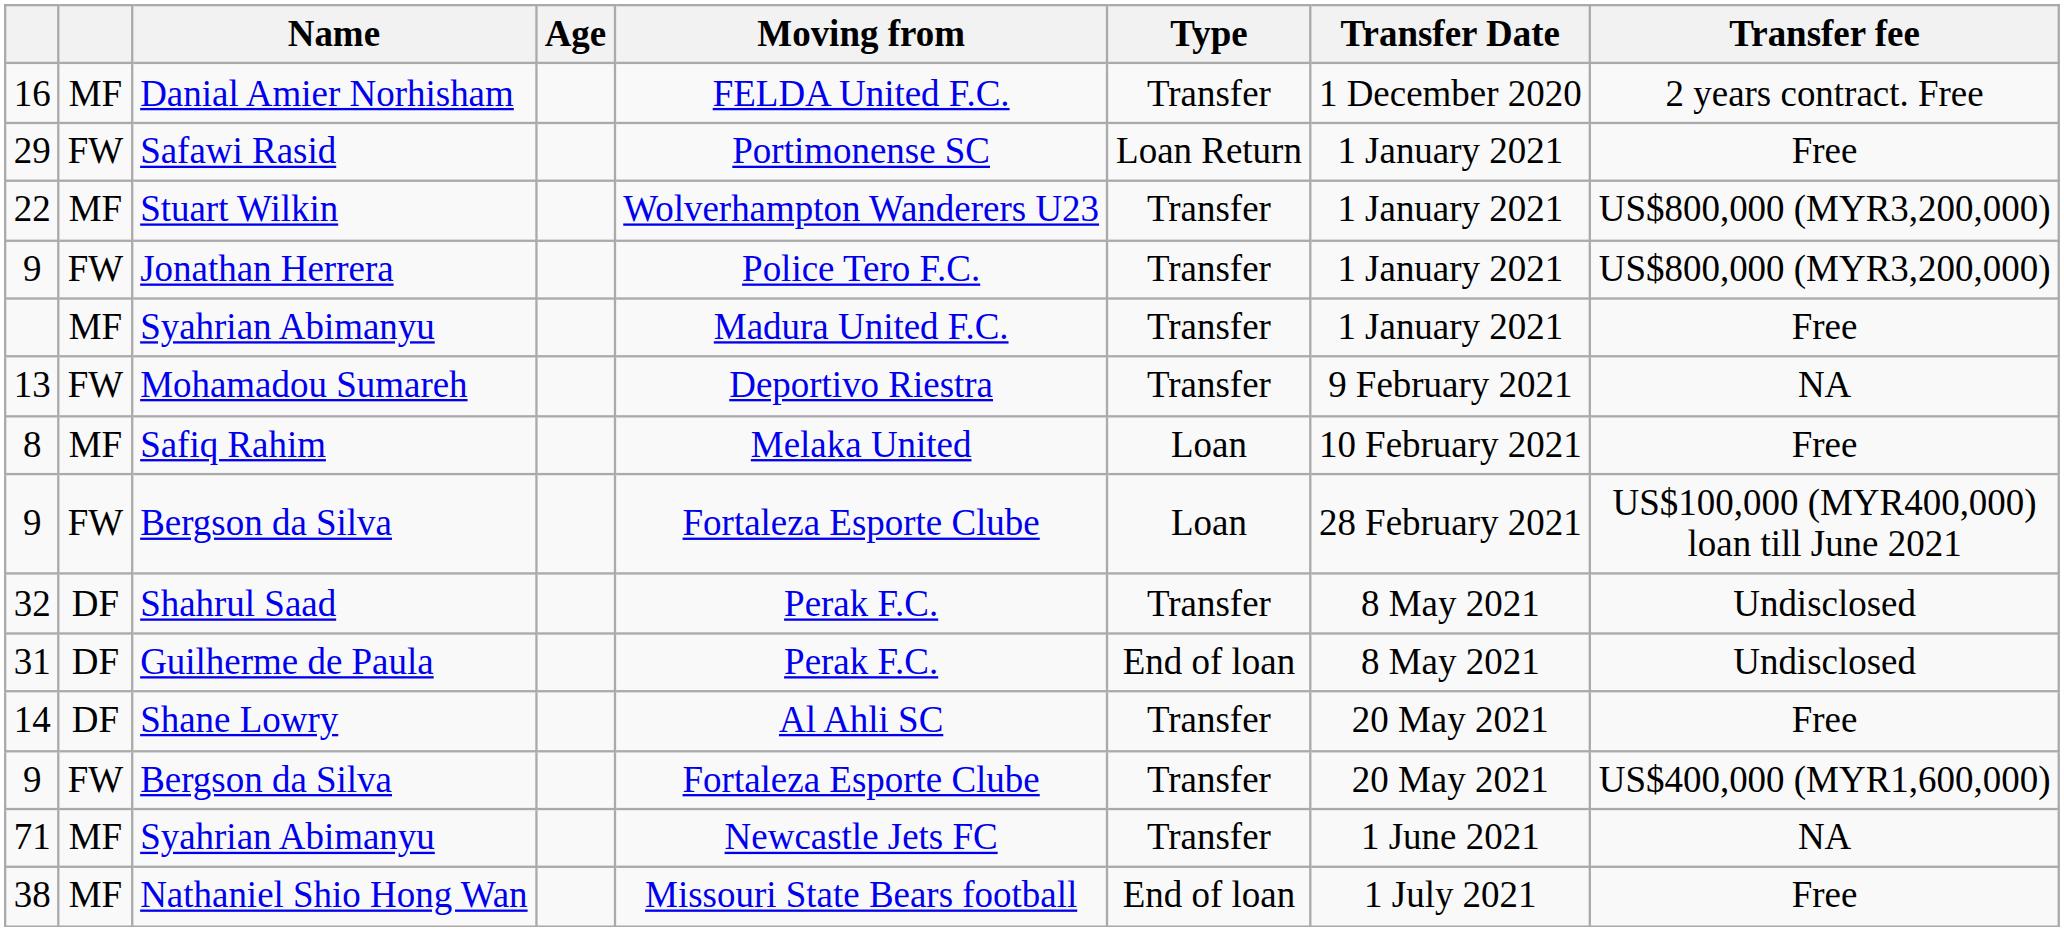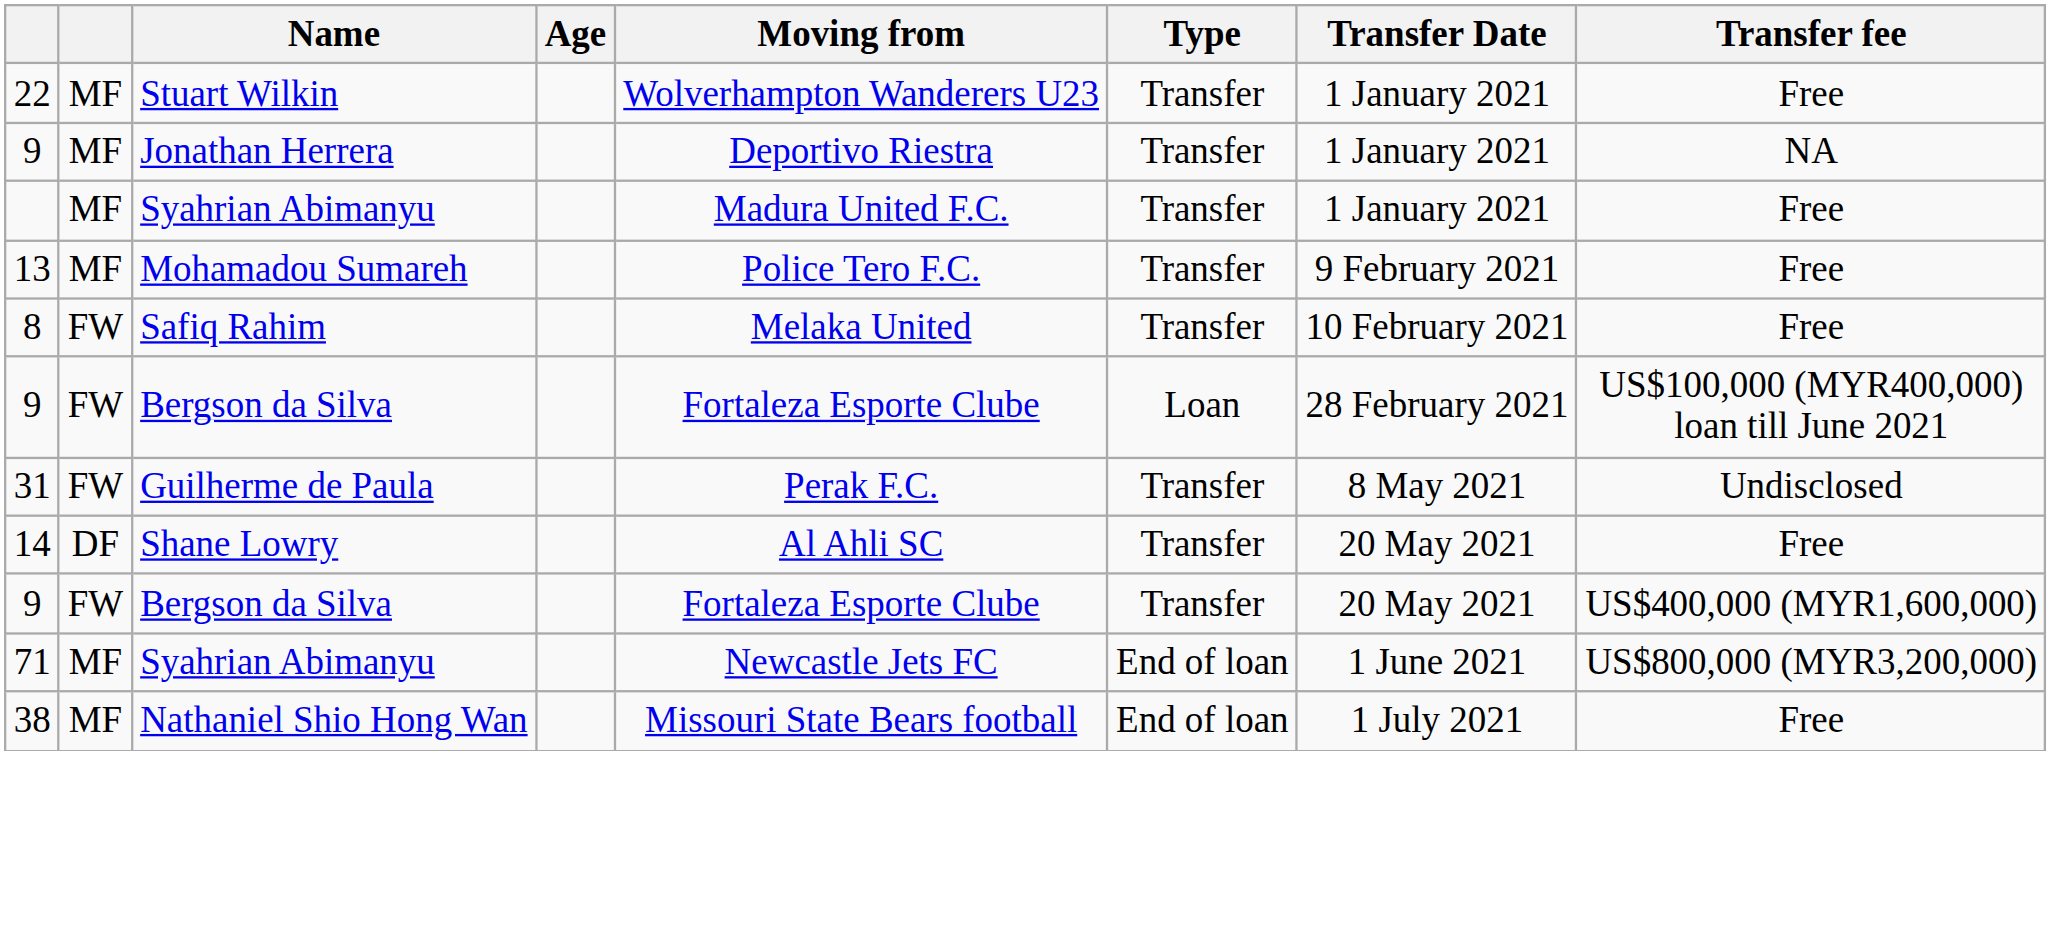- row: (32, 92)
- row: (32, 151)
(1825, 209) US$800,000 (MYR3,200,000) -> (1811, 92) Free
(95, 268) FW -> (95, 151) MF
(861, 268) Police Tero F.C. -> (861, 151) Deportivo Riestra
(1825, 268) US$800,000 (MYR3,200,000) -> (1811, 151) NA
(95, 385) FW -> (95, 268) MF
(861, 385) Deportivo Riestra -> (861, 268) Police Tero F.C.
(1825, 385) NA -> (1811, 268) Free
(95, 444) MF -> (95, 326) FW
(1209, 444) Loan -> (1202, 326) Transfer
- row: (32, 602)
(95, 661) DF -> (95, 485) FW
(1209, 661) End of loan -> (1202, 485) Transfer
(1209, 837) Transfer -> (1202, 661) End of loan
(1825, 837) NA -> (1811, 661) US$800,000 (MYR3,200,000)
